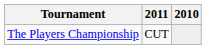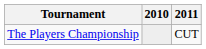columns swapped: (187, 14) <-> (157, 14)
